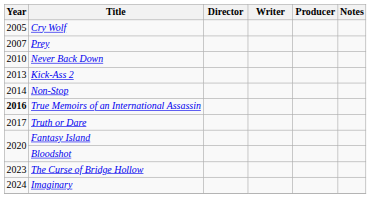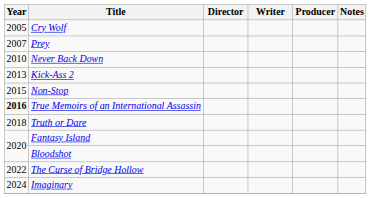(17, 91) 2014 -> (17, 91) 2015
(17, 122) 2017 -> (17, 122) 2018
(17, 169) 2023 -> (17, 169) 2022
